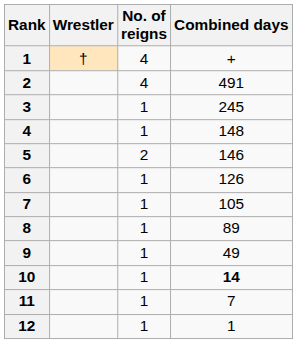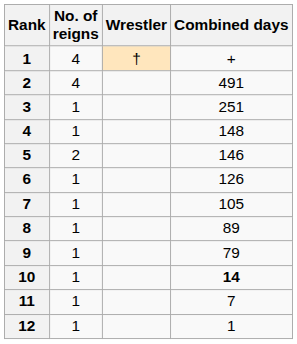columns swapped: (83, 25) <-> (144, 25)
(231, 107) 245 -> (231, 107) 251
(231, 253) 49 -> (231, 253) 79
